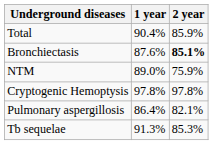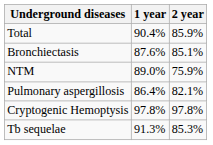(188, 52) bold -> (187, 52) normal
rows swapped: (68, 91) <-> (66, 110)
